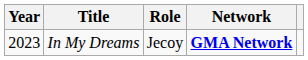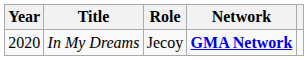(24, 42) 2023 -> (24, 42) 2020
